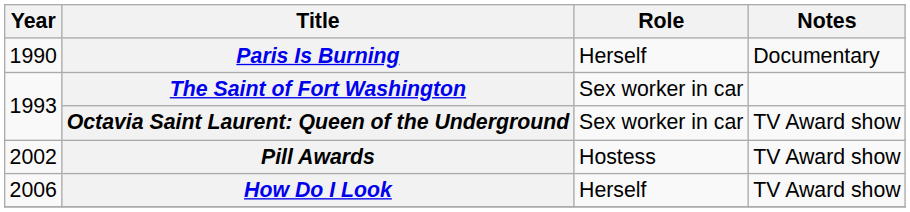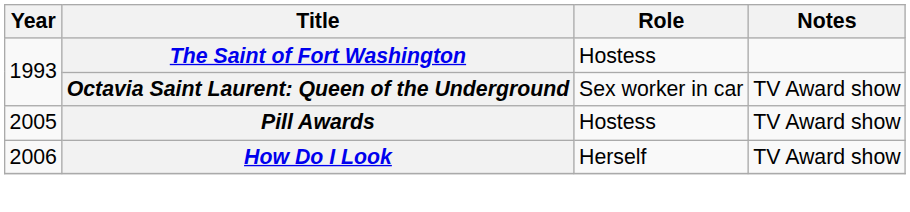- row: (318, 55)
(661, 88) Sex worker in car -> (617, 55) Hostess
(33, 156) 2002 -> (33, 122) 2005
